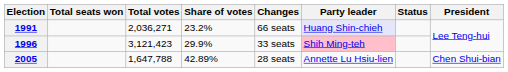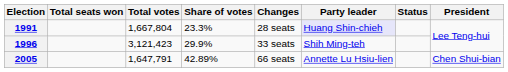(150, 28) 2,036,271 -> (150, 28) 1,667,804
(198, 28) 23.2% -> (198, 28) 23.3%
(276, 28) 66 seats -> (276, 28) 28 seats
(334, 43) pink background -> (334, 43) no background
(150, 59) 1,647,788 -> (150, 59) 1,647,791
(276, 59) 28 seats -> (276, 59) 66 seats
